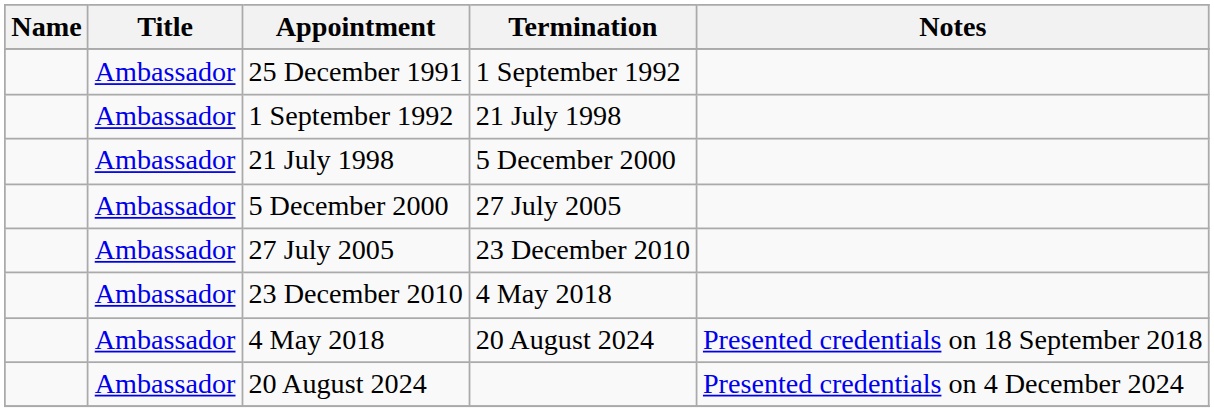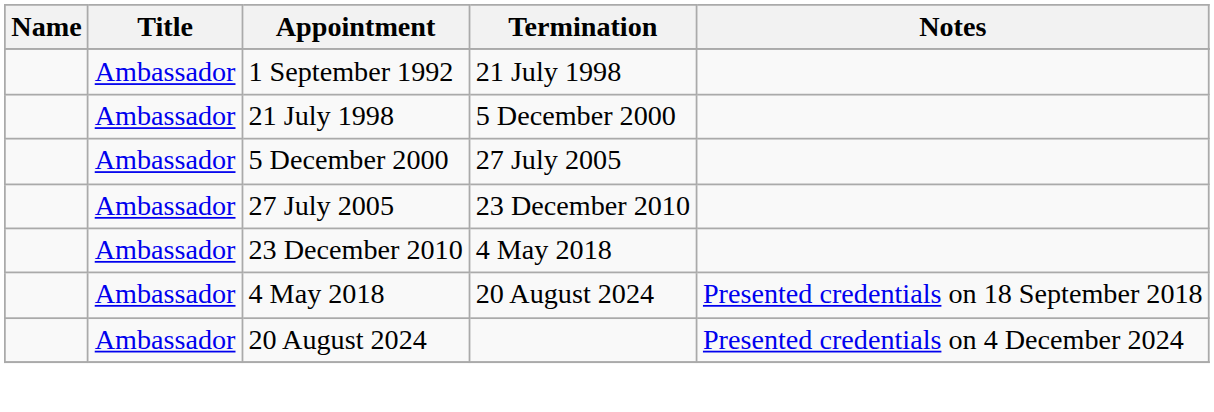- row: (356, 71)
